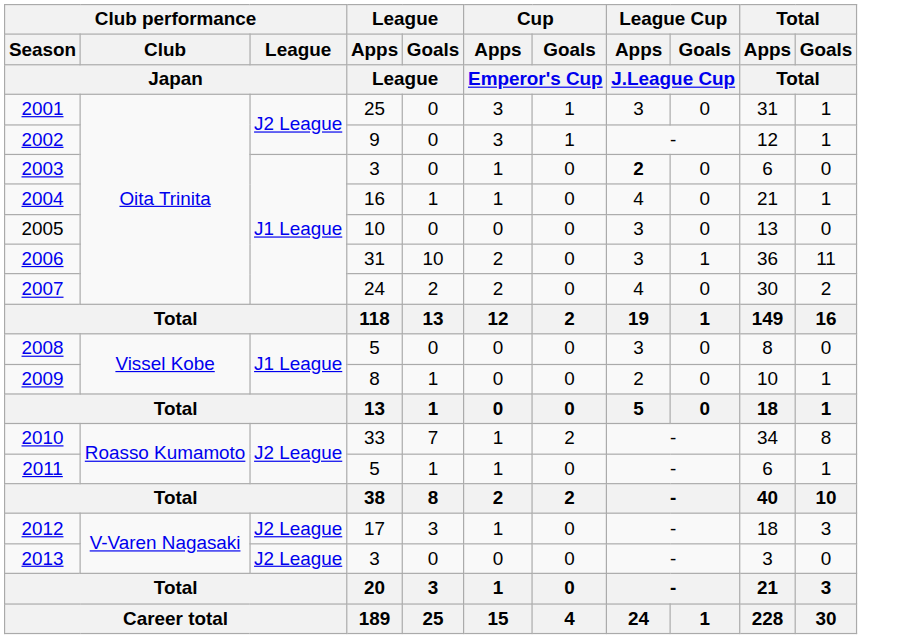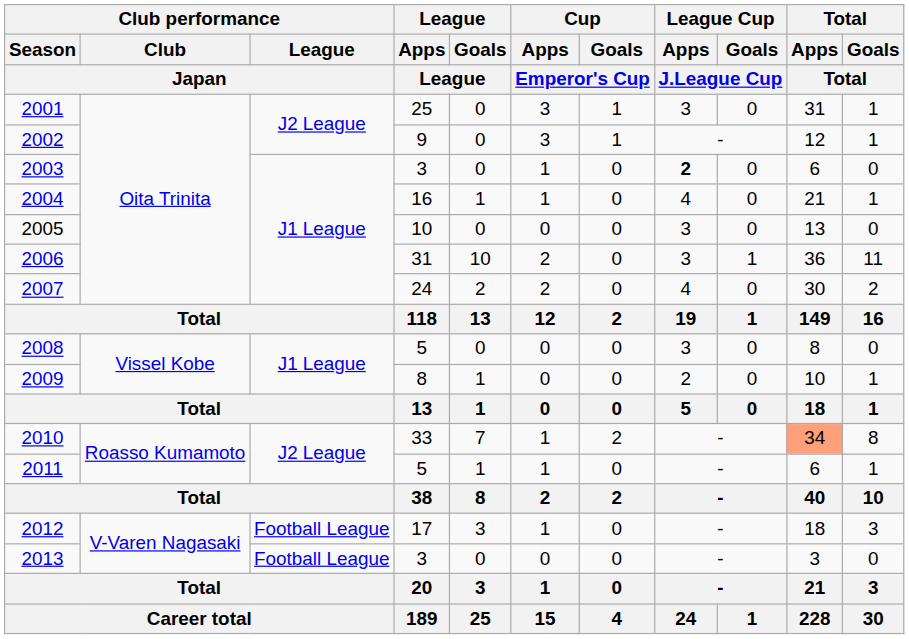(767, 438) no background -> (815, 438) lightsalmon background
(298, 528) J2 League -> (322, 528) Football League
(298, 558) J2 League -> (322, 558) Football League
